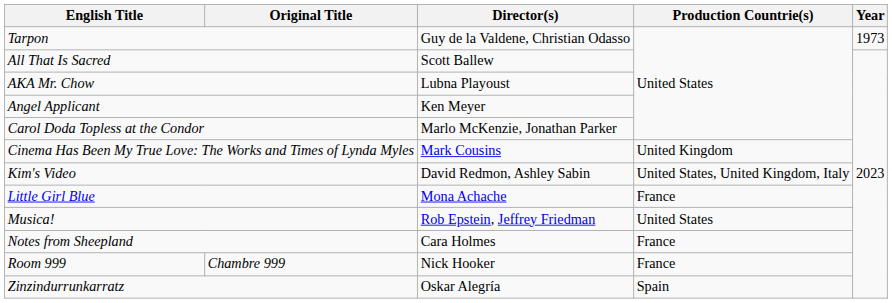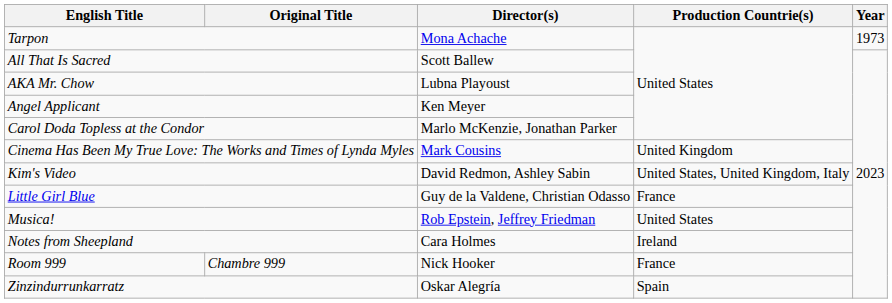(525, 38) Guy de la Valdene, Christian Odasso -> (464, 38) Mona Achache
(464, 196) Mona Achache -> (525, 196) Guy de la Valdene, Christian Odasso
(656, 241) France -> (657, 241) Ireland
